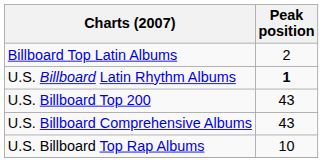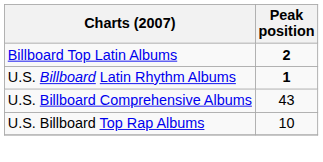(287, 54) normal -> (287, 54) bold
- row: (79, 100)
